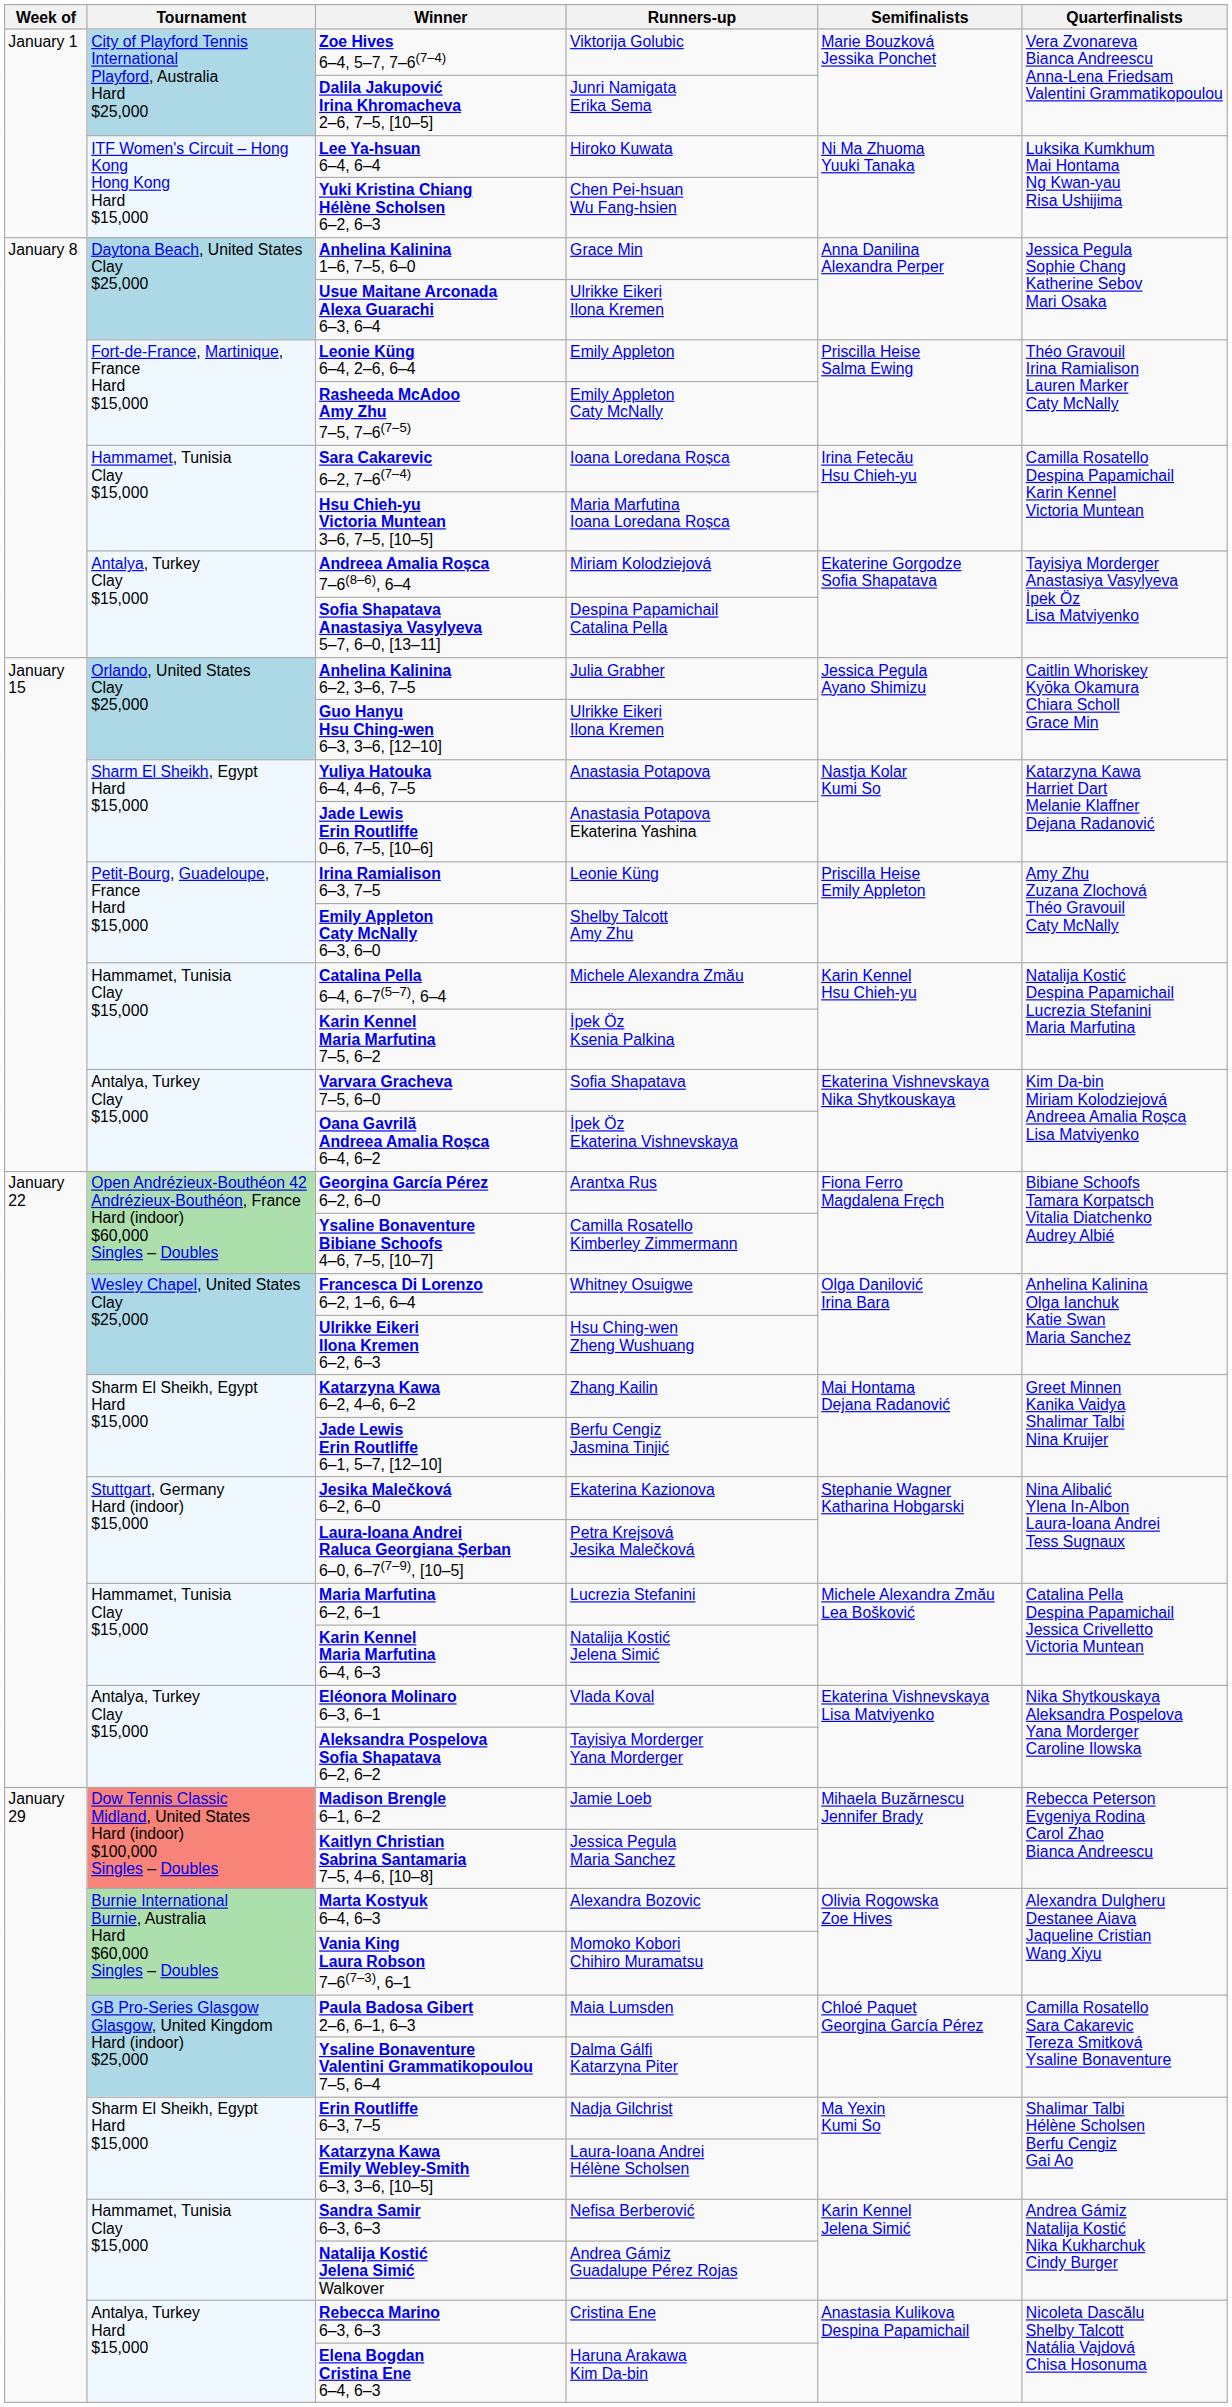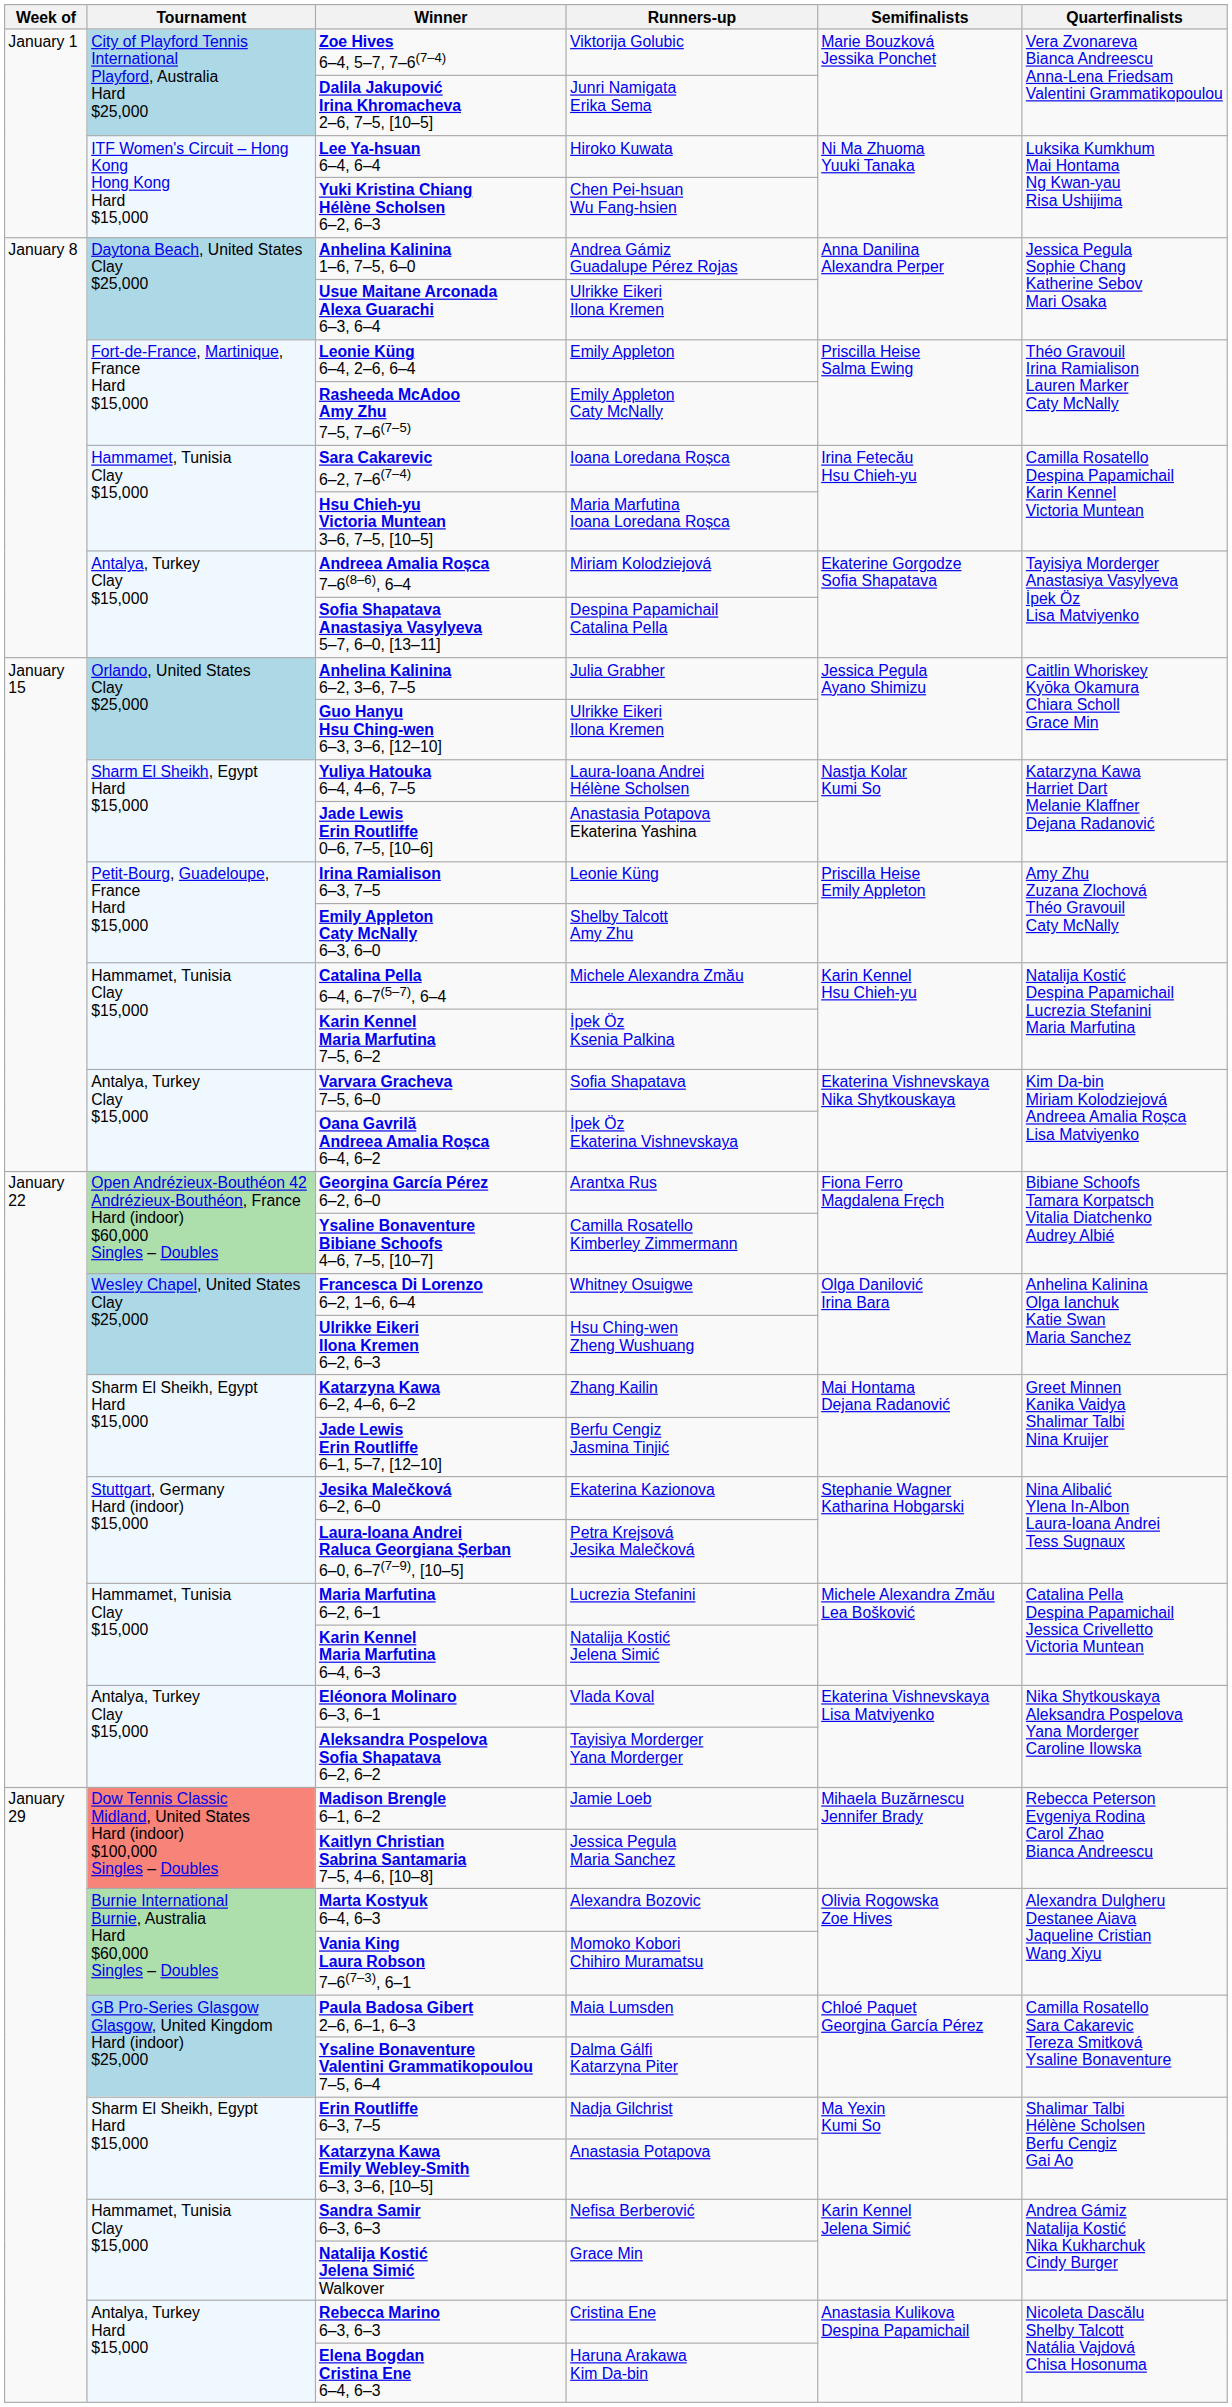(606, 249) Grace Min -> (654, 258) Andrea Gámiz Guadalupe Pérez Rojas
(640, 771) Anastasia Potapova -> (637, 780) Laura-Ioana Andrei Hélène Scholsen
(637, 2160) Laura-Ioana Andrei Hélène Scholsen -> (640, 2151) Anastasia Potapova
(654, 2262) Andrea Gámiz Guadalupe Pérez Rojas -> (606, 2253) Grace Min
